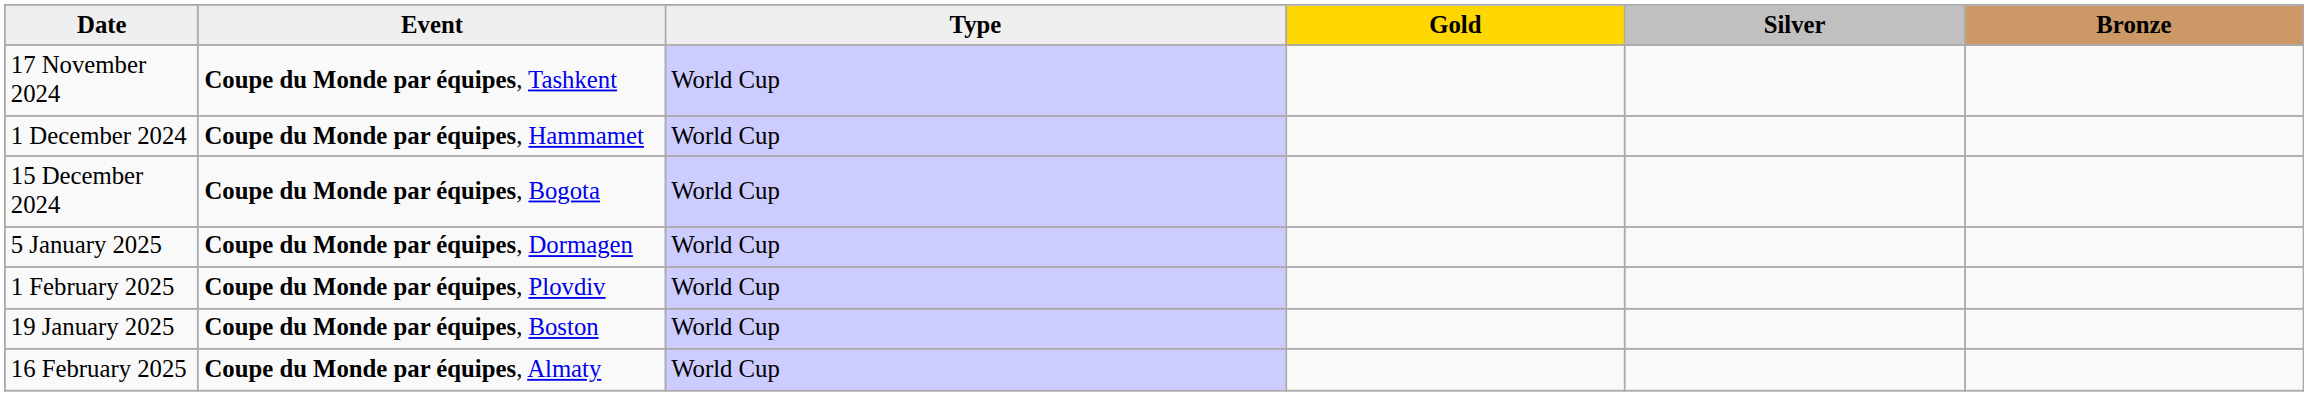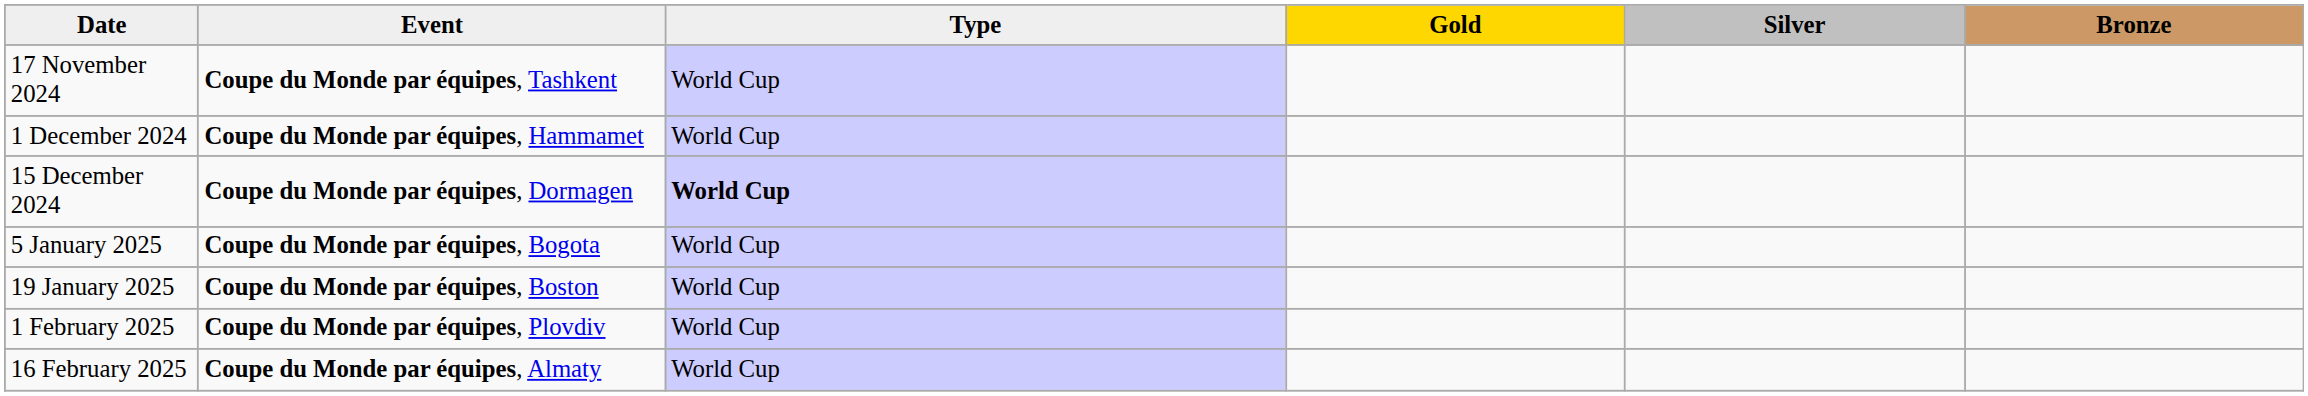(402, 190) Coupe du Monde par équipes, Bogota -> (419, 190) Coupe du Monde par équipes, Dormagen
(726, 190) normal -> (731, 190) bold
(419, 246) Coupe du Monde par équipes, Dormagen -> (402, 246) Coupe du Monde par équipes, Bogota
rows swapped: (93, 327) <-> (93, 286)
